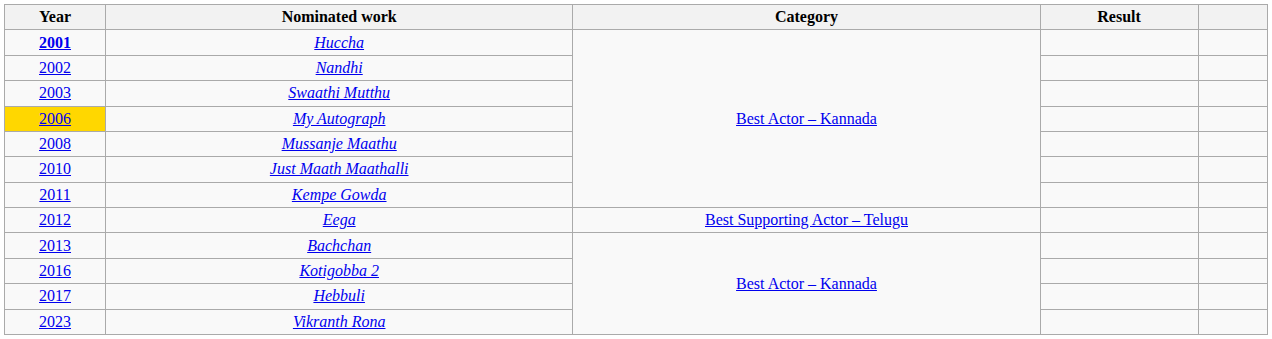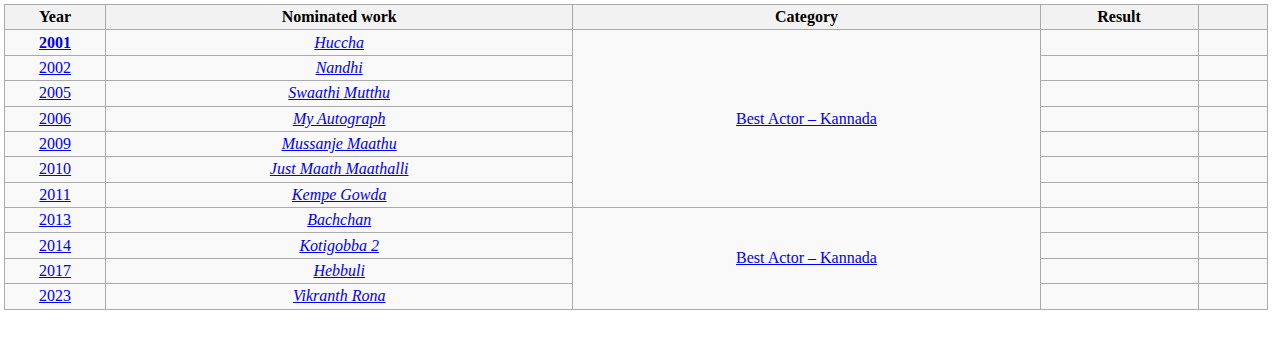(55, 93) 2003 -> (55, 93) 2005
(55, 118) gold background -> (55, 118) no background
(55, 144) 2008 -> (55, 144) 2009
- row: (339, 220)
(55, 270) 2016 -> (55, 245) 2014
